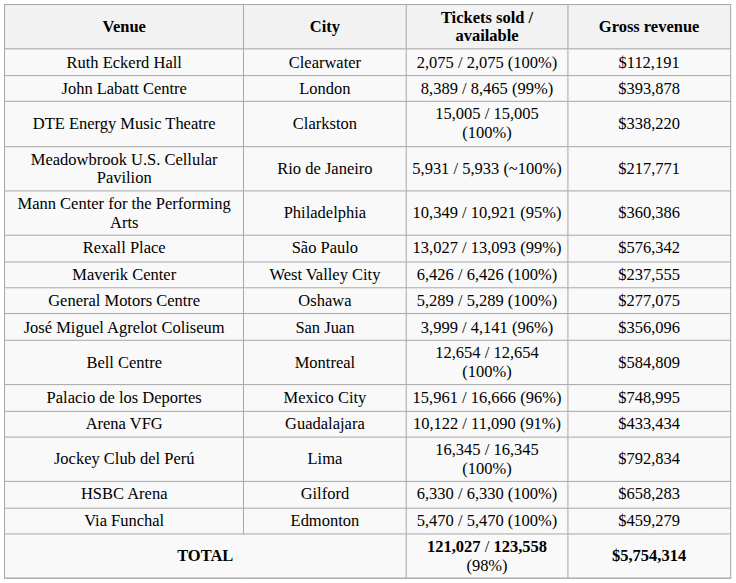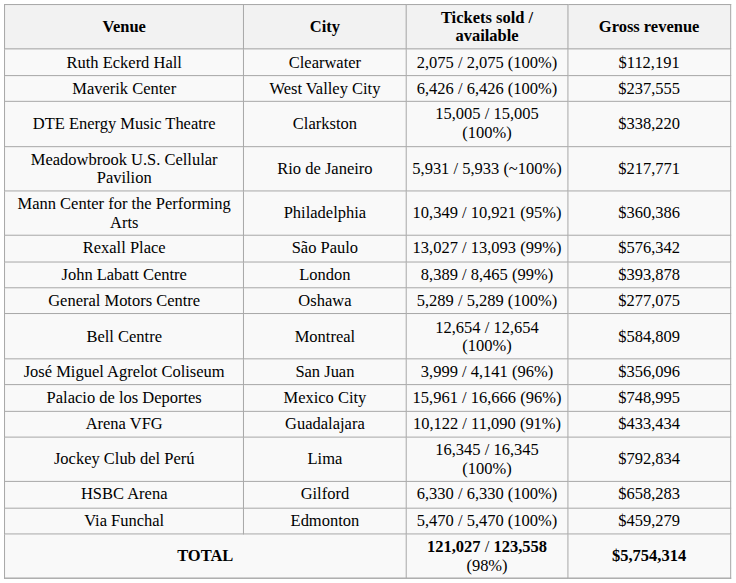rows swapped: (124, 274) <-> (124, 88)
rows swapped: (124, 362) <-> (124, 326)
